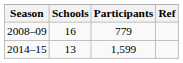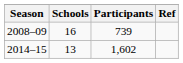(123, 31) 779 -> (123, 31) 739
(123, 49) 1,599 -> (123, 49) 1,602
